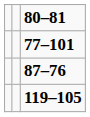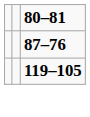- row: (49, 44)
